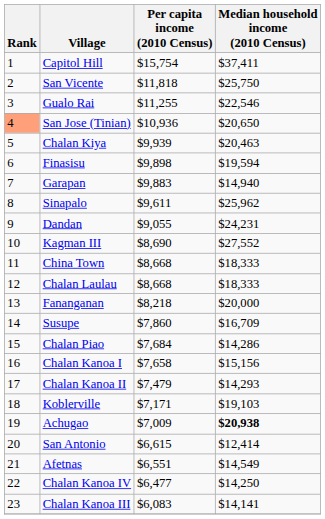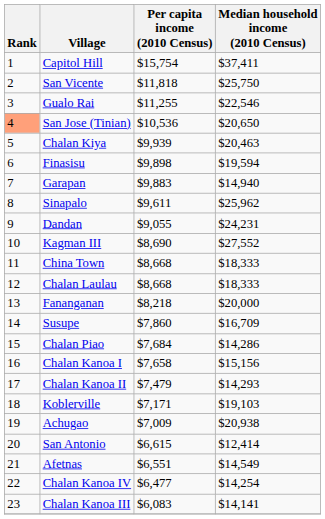(157, 123) $10,936 -> (157, 123) $10,536
(239, 423) bold -> (239, 423) normal
(239, 483) $14,250 -> (239, 483) $14,254
